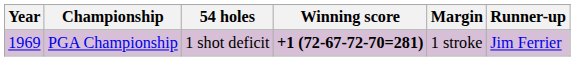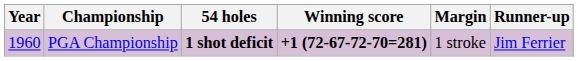(24, 42) 1969 -> (24, 42) 1960
(227, 42) normal -> (229, 42) bold
